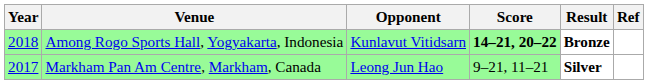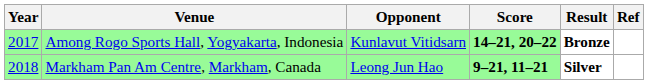(23, 42) 2018 -> (23, 42) 2017
(23, 67) 2017 -> (23, 67) 2018
(511, 67) normal -> (511, 67) bold
